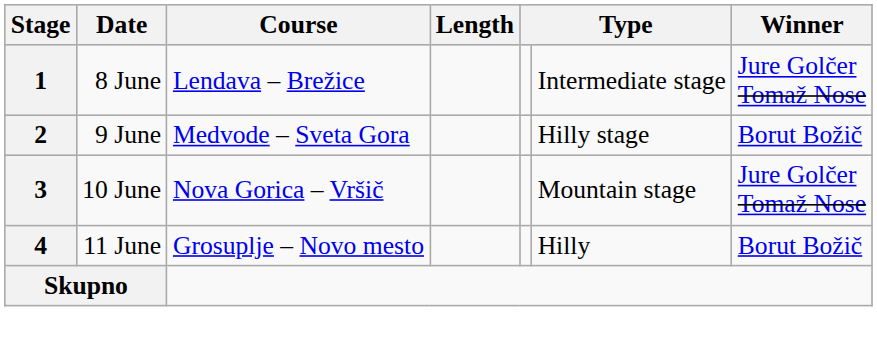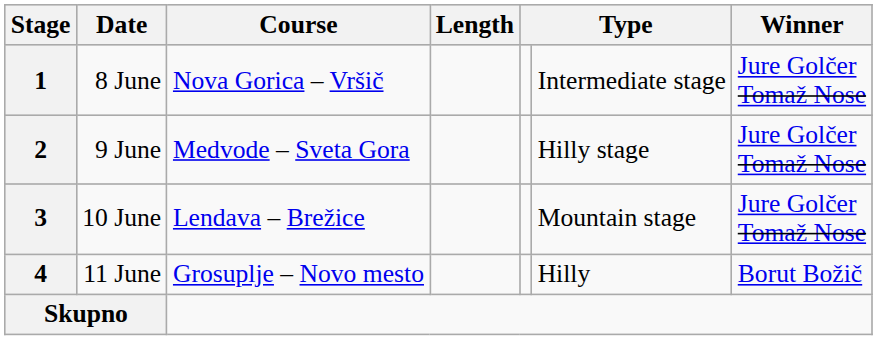(269, 79) Lendava – Brežice -> (278, 79) Nova Gorica – Vršič
(800, 134) Borut Božič -> (802, 149) Jure Golčer Tomaž Nose
(278, 189) Nova Gorica – Vršič -> (269, 218) Lendava – Brežice
